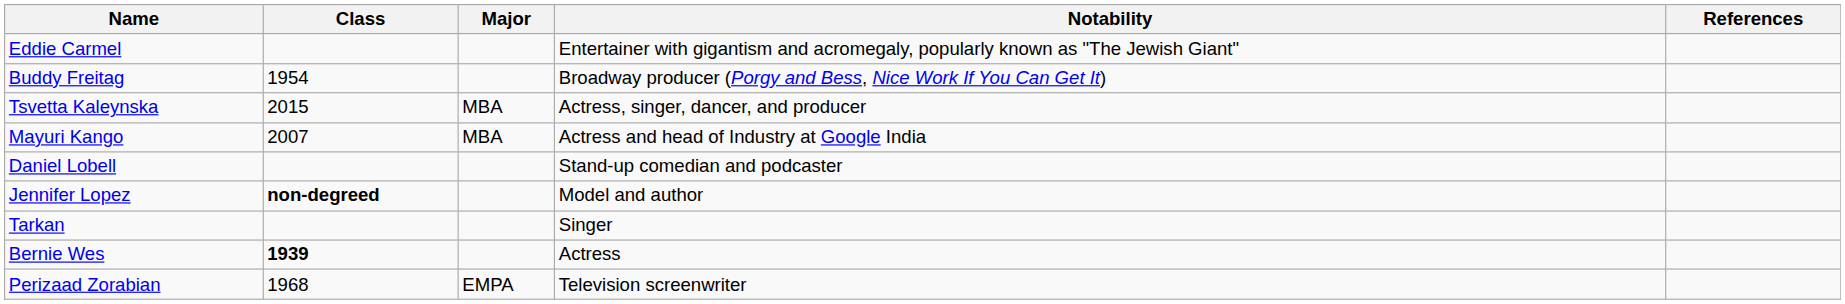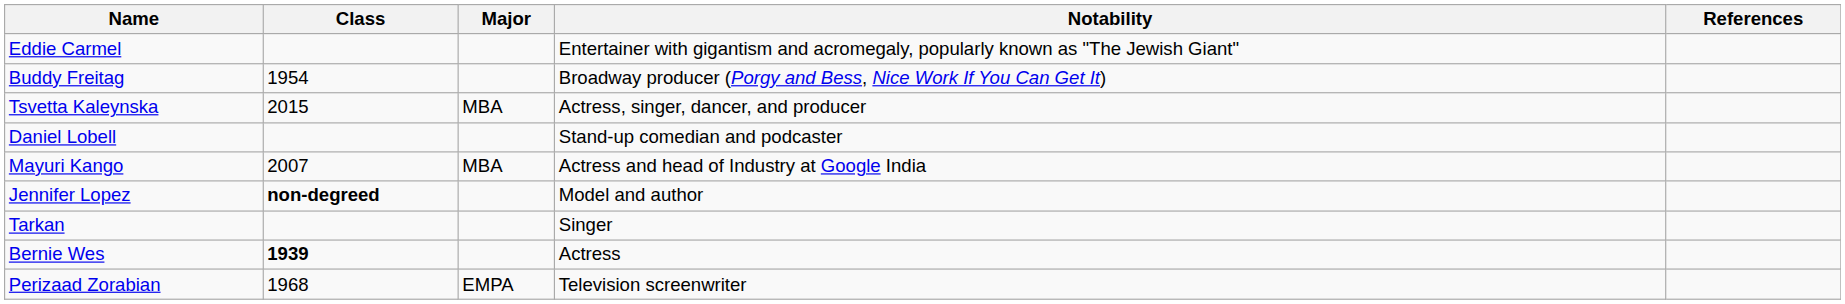rows swapped: (66, 136) <-> (63, 166)
